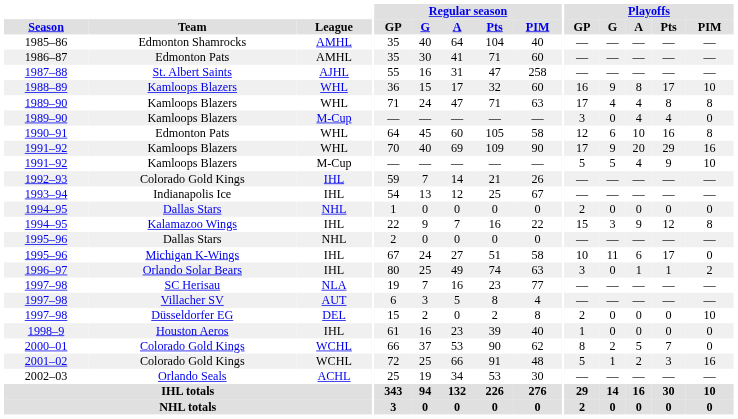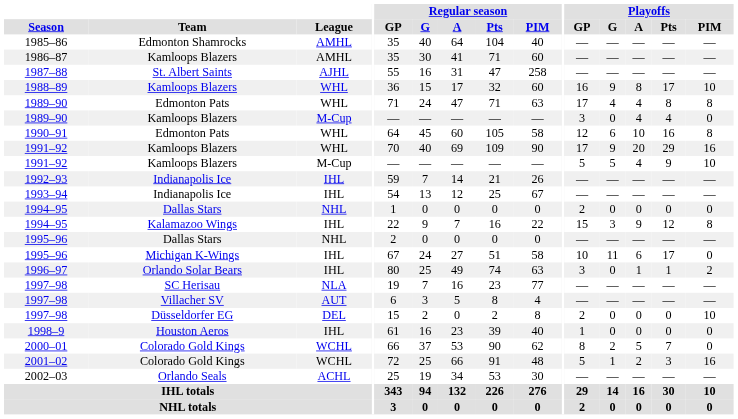(192, 57) Edmonton Pats -> (192, 57) Kamloops Blazers
(192, 102) Kamloops Blazers -> (192, 102) Edmonton Pats
(192, 178) Colorado Gold Kings -> (192, 178) Indianapolis Ice
